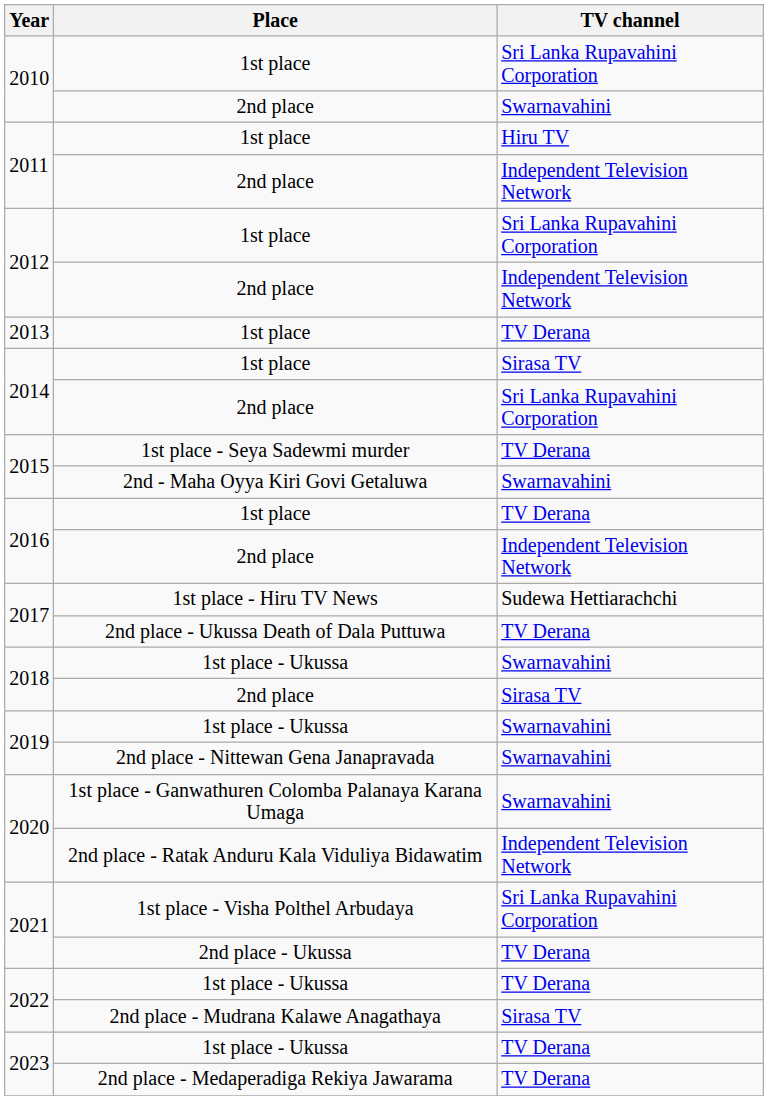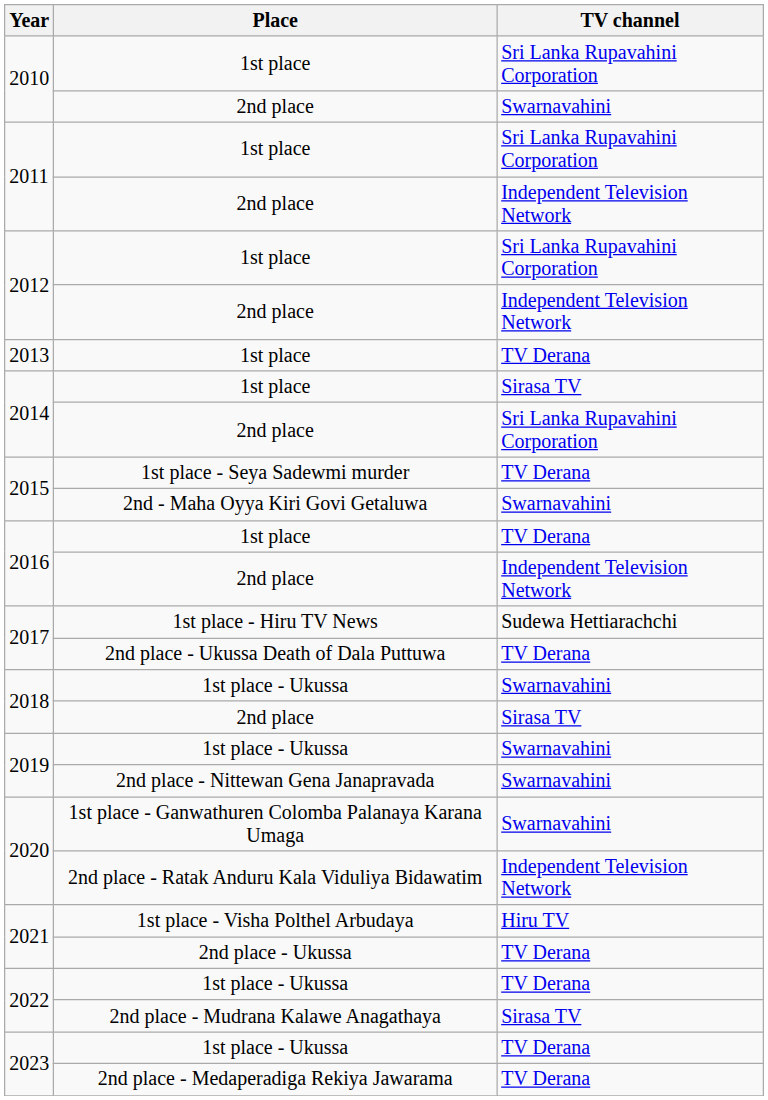(535, 138) Hiru TV -> (589, 149) Sri Lanka Rupavahini Corporation
(589, 909) Sri Lanka Rupavahini Corporation -> (535, 920) Hiru TV
